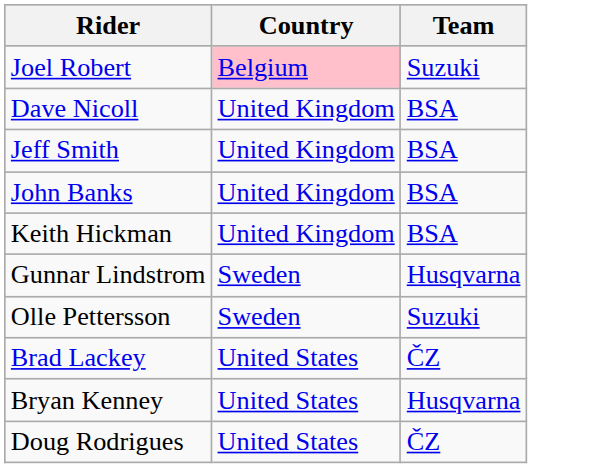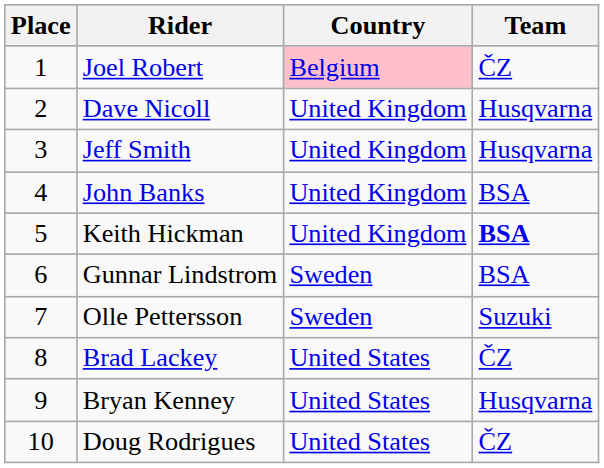+ column: (41, 25)
(443, 66) Suzuki -> (495, 66) ČZ
(432, 108) BSA -> (535, 108) Husqvarna
(432, 150) BSA -> (535, 150) Husqvarna
(432, 233) normal -> (504, 233) bold
(464, 274) Husqvarna -> (504, 274) BSA
